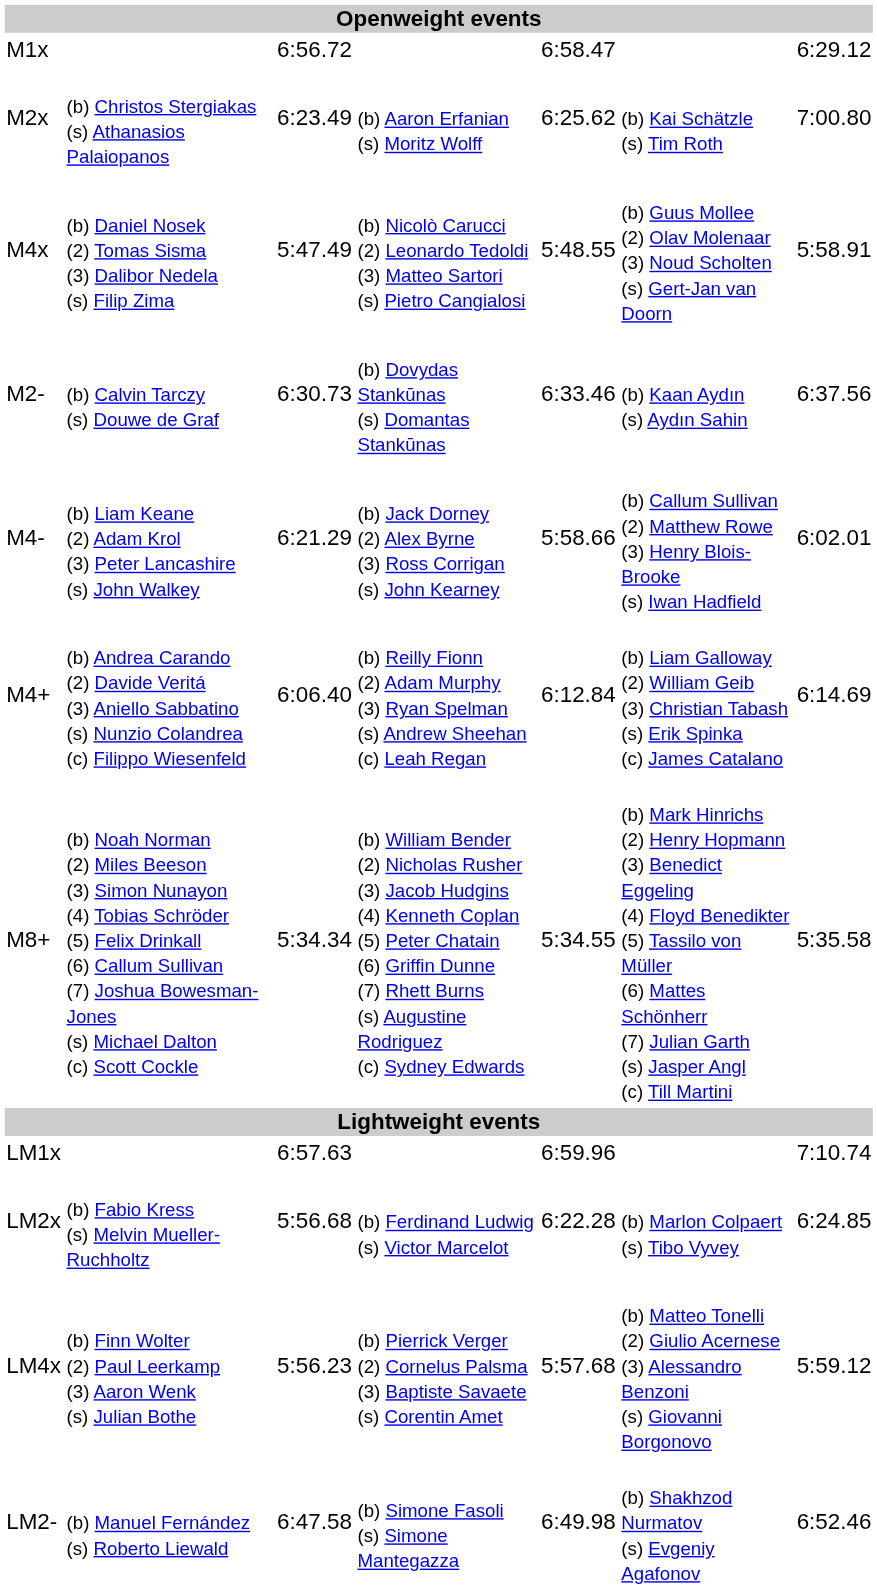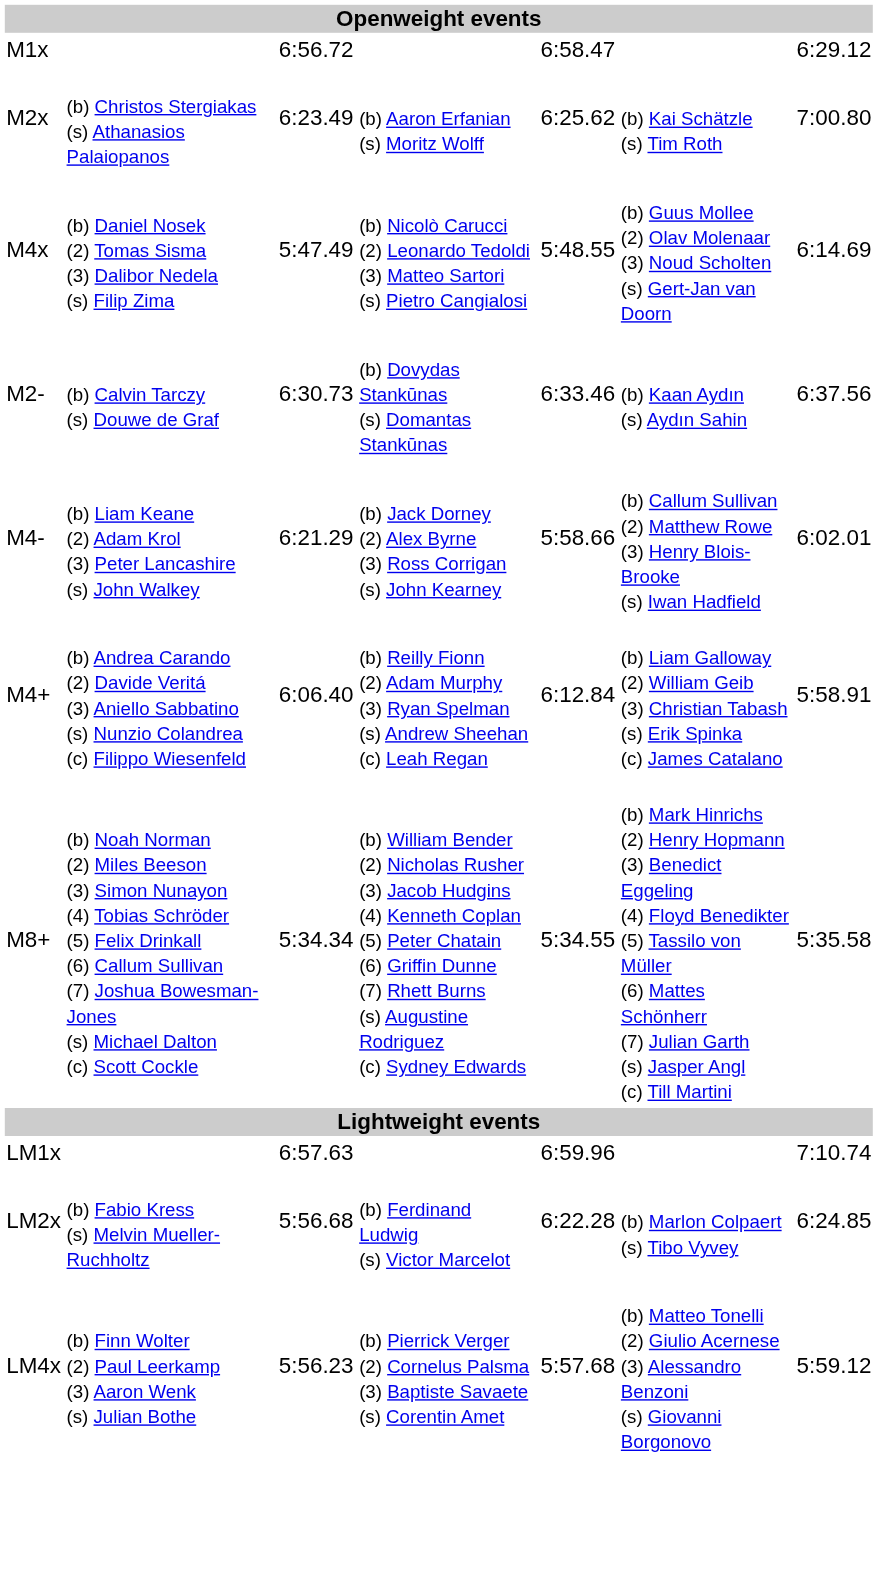(834, 249) 5:58.91 -> (834, 249) 6:14.69
(834, 694) 6:14.69 -> (834, 694) 5:58.91
- row: (32, 1522)
